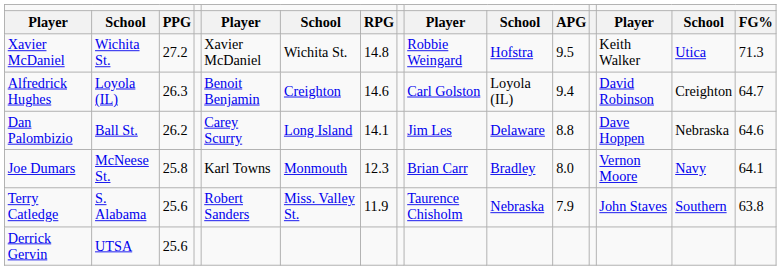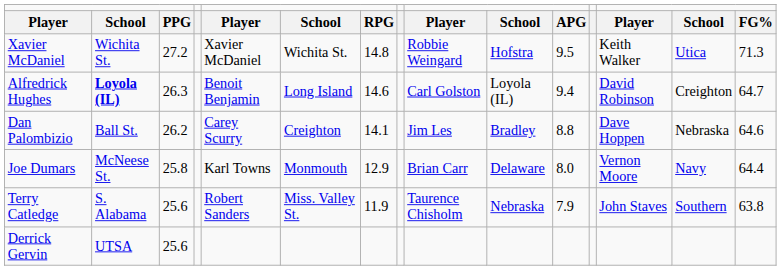(115, 91) normal -> (116, 91) bold
(312, 91) Creighton -> (318, 91) Long Island
(318, 130) Long Island -> (312, 130) Creighton
(518, 130) Delaware -> (513, 130) Bradley
(376, 168) 12.3 -> (376, 168) 12.9
(513, 168) Bradley -> (518, 168) Delaware
(751, 168) 64.1 -> (751, 168) 64.4
